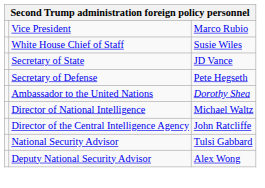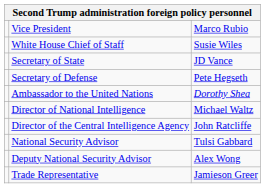+ row: (55, 175)
